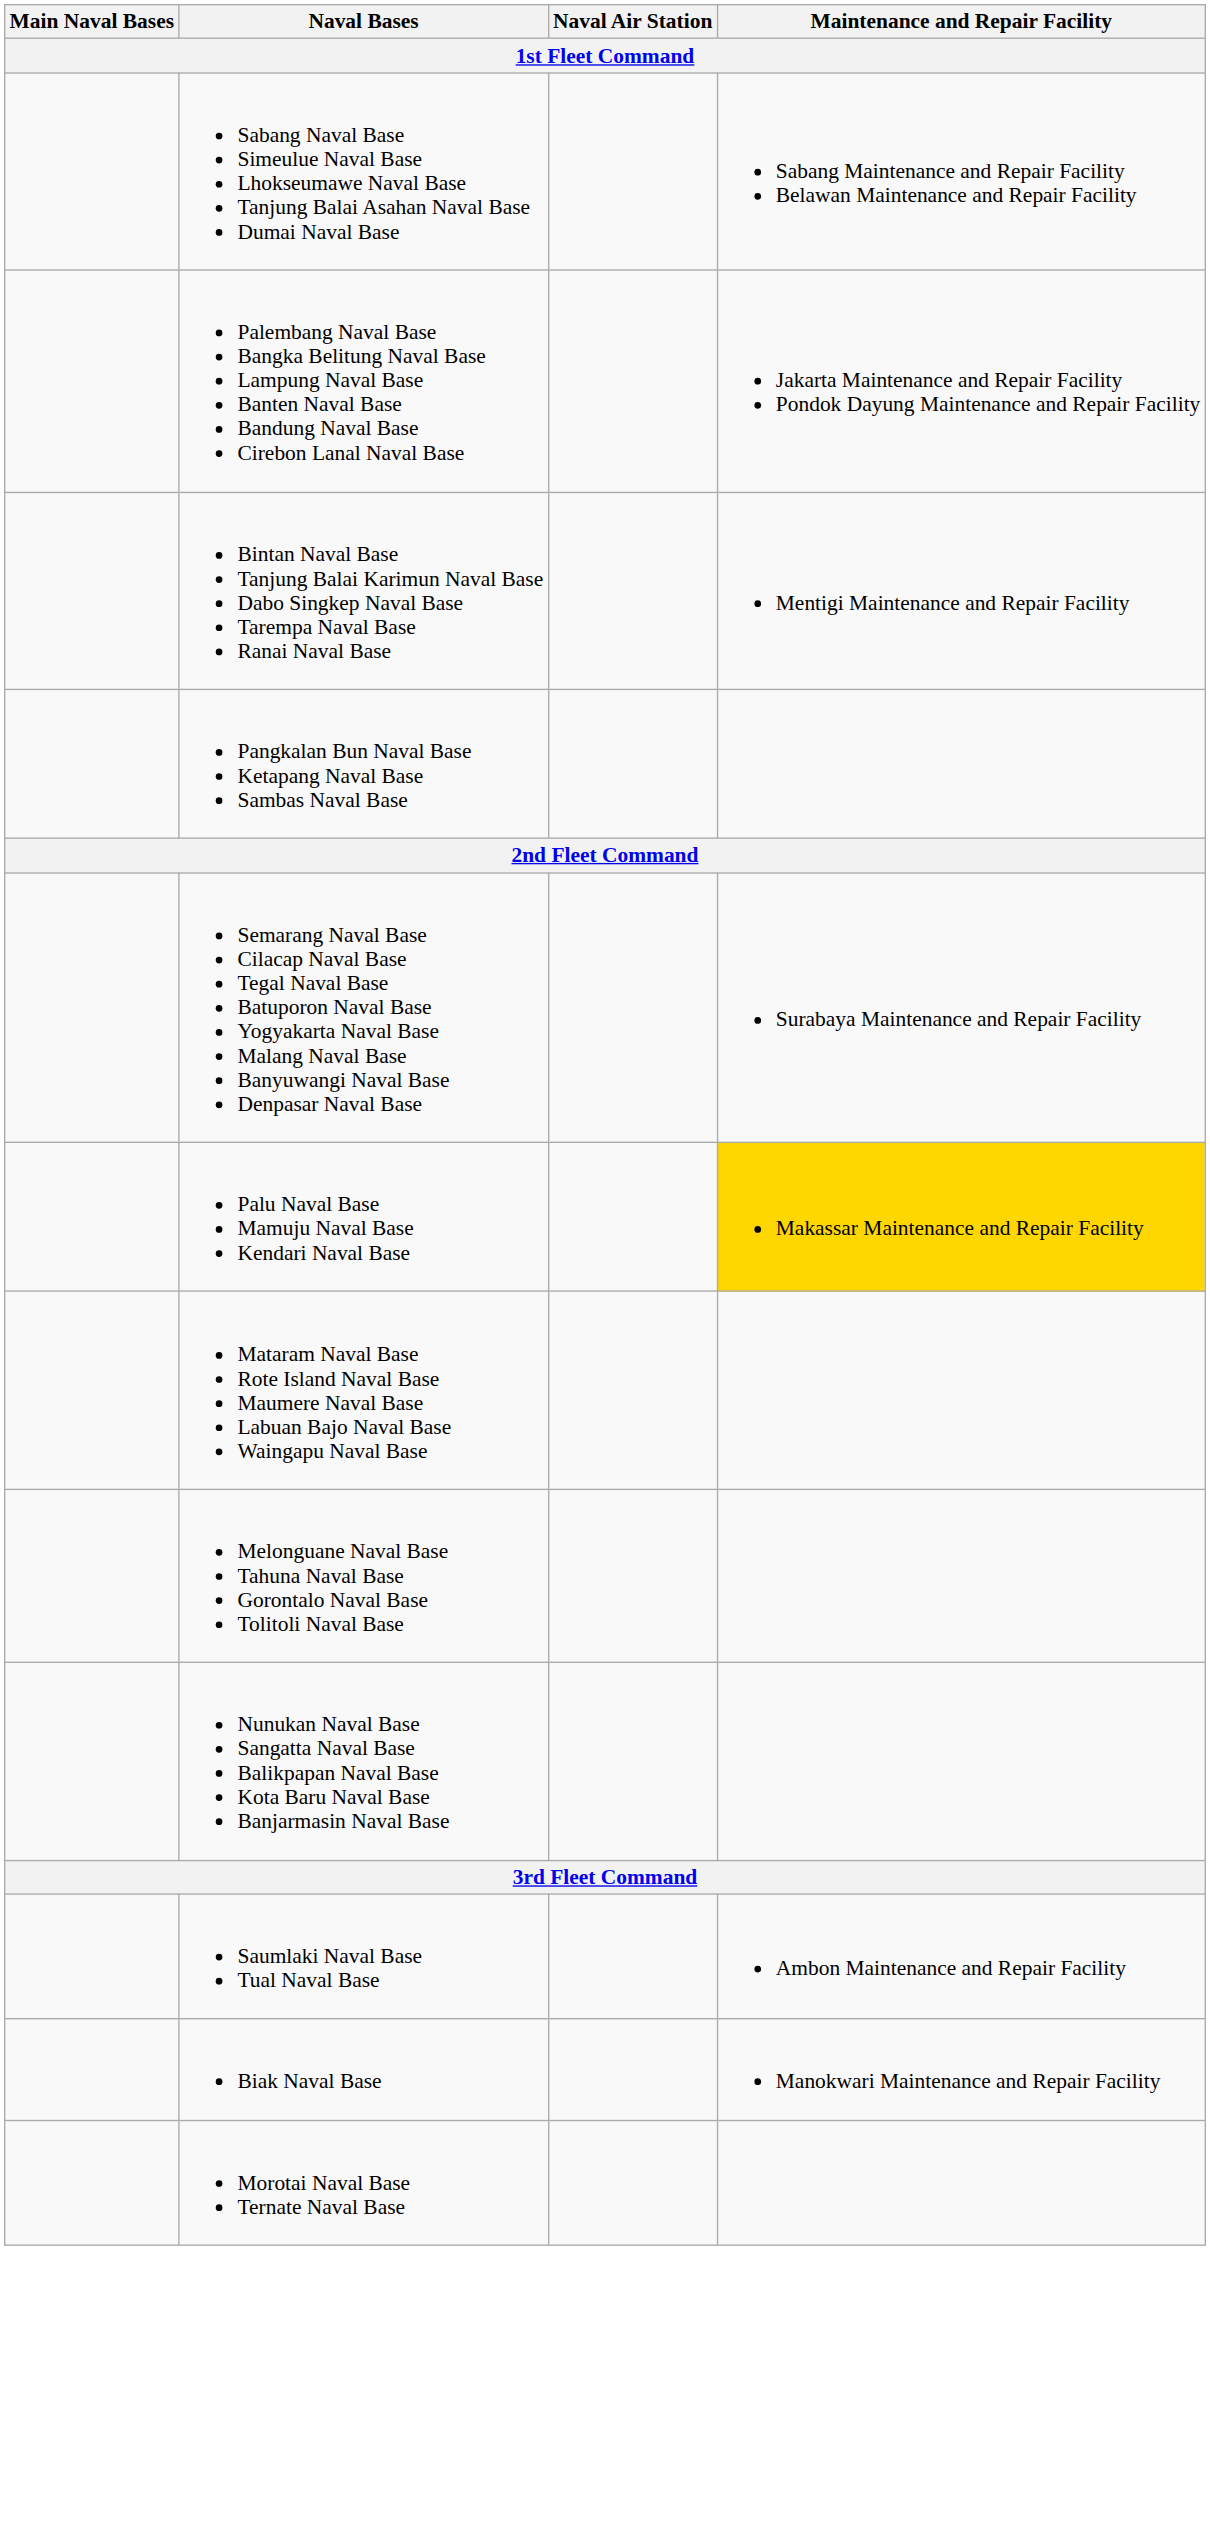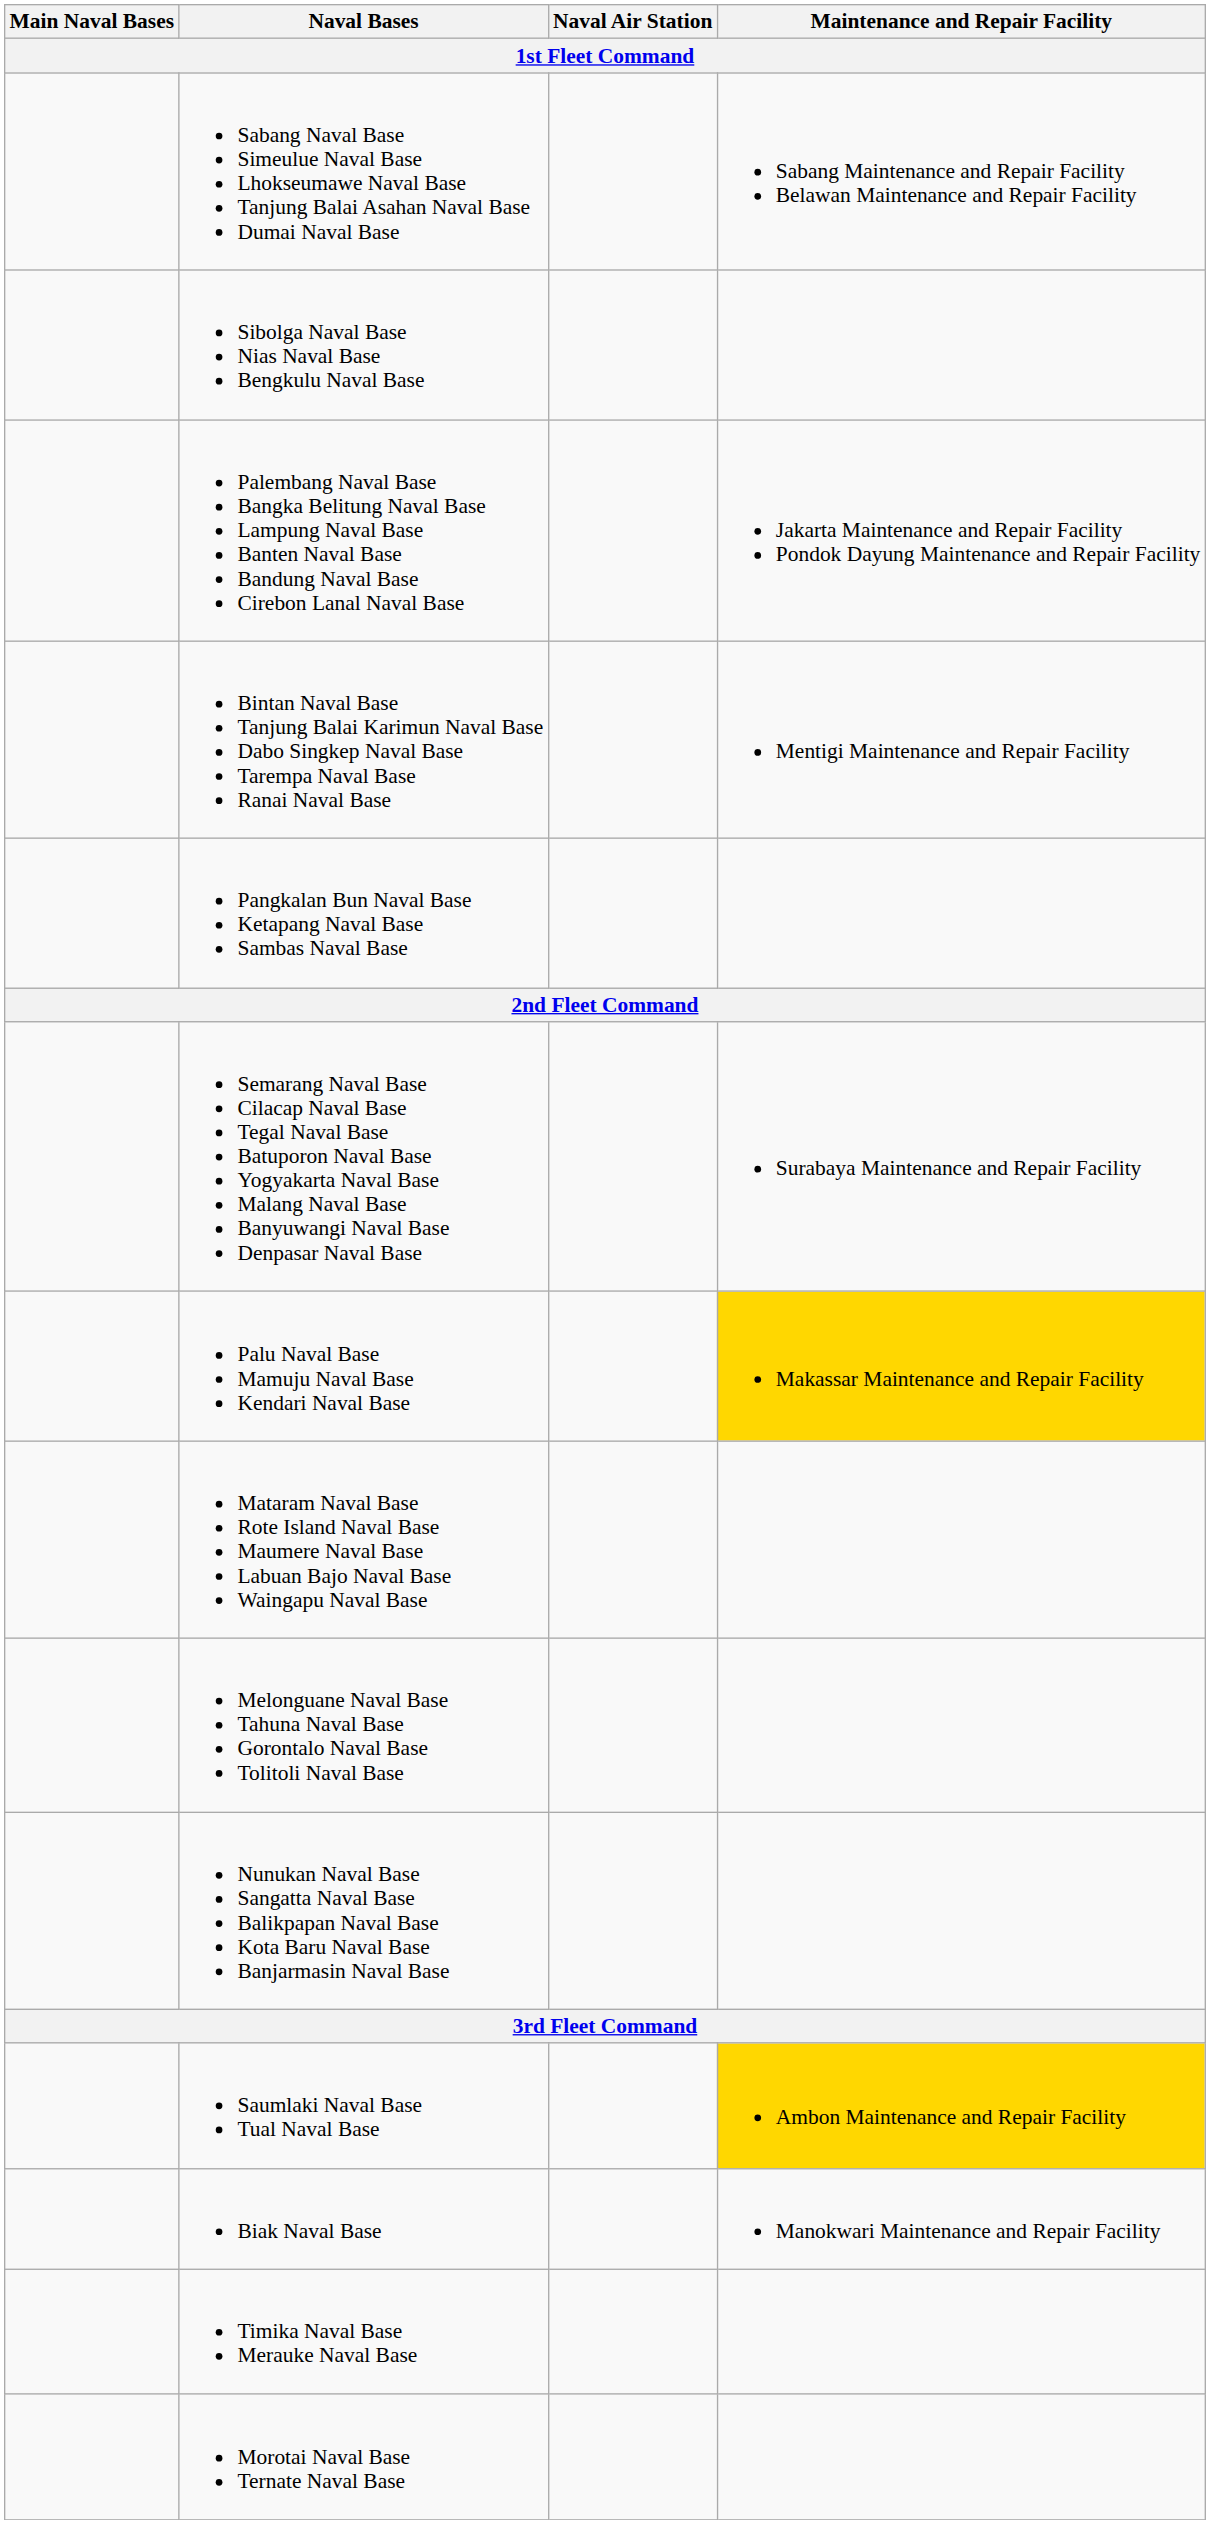+ row: (364, 357)
(961, 1969) no background -> (961, 2118) gold background
+ row: (364, 2344)
